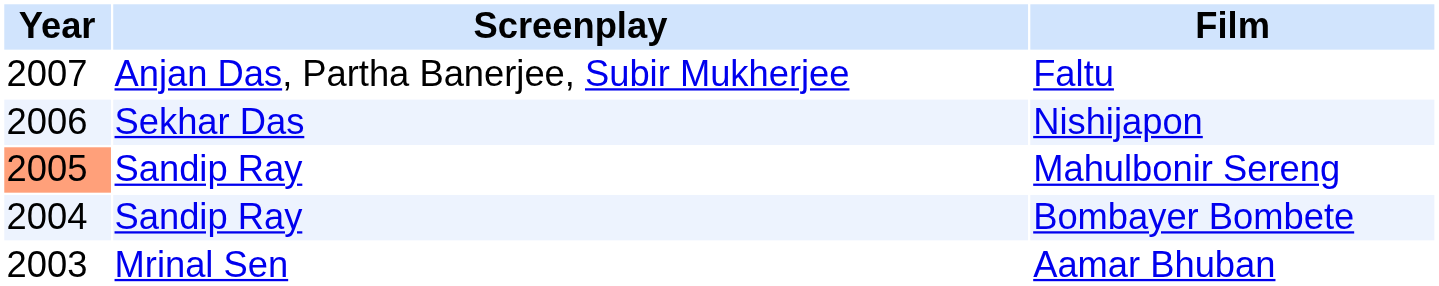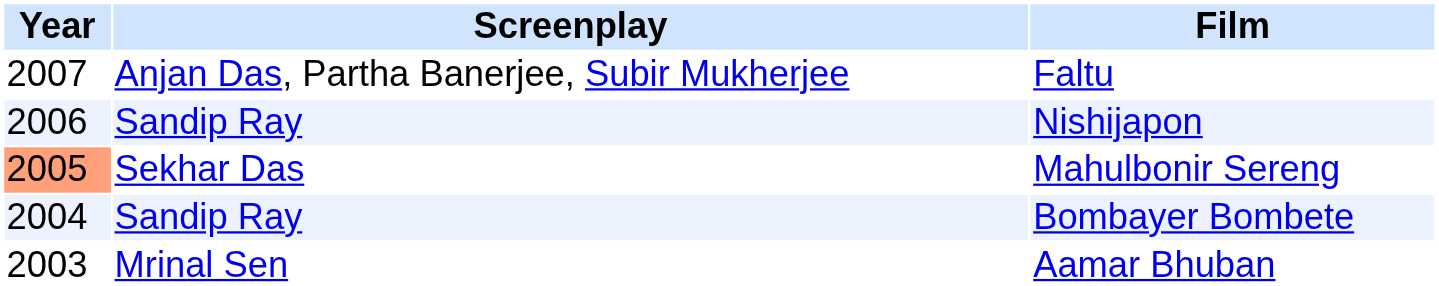(209, 121) Sekhar Das -> (208, 121) Sandip Ray
(208, 169) Sandip Ray -> (209, 169) Sekhar Das
